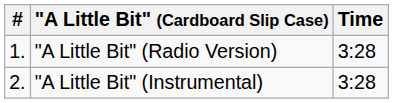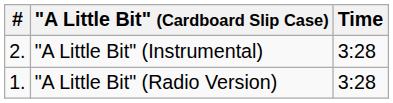rows swapped: (156, 51) <-> (149, 82)
